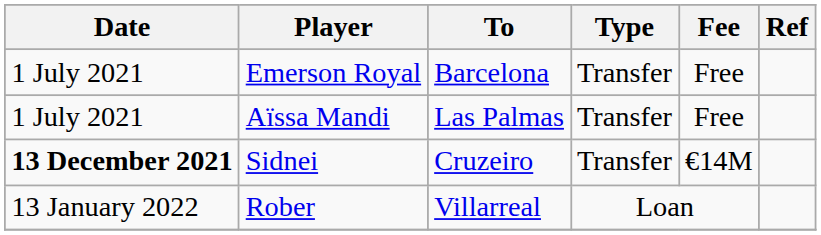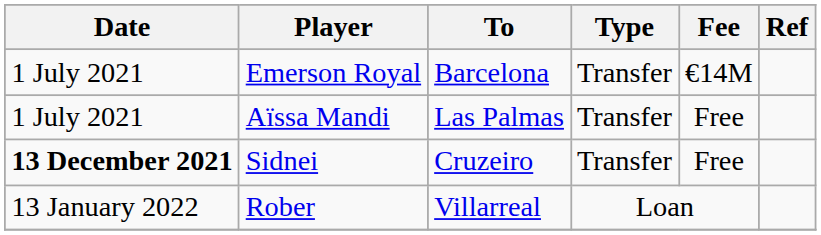(719, 71) Free -> (719, 71) €14M
(719, 161) €14M -> (719, 161) Free
